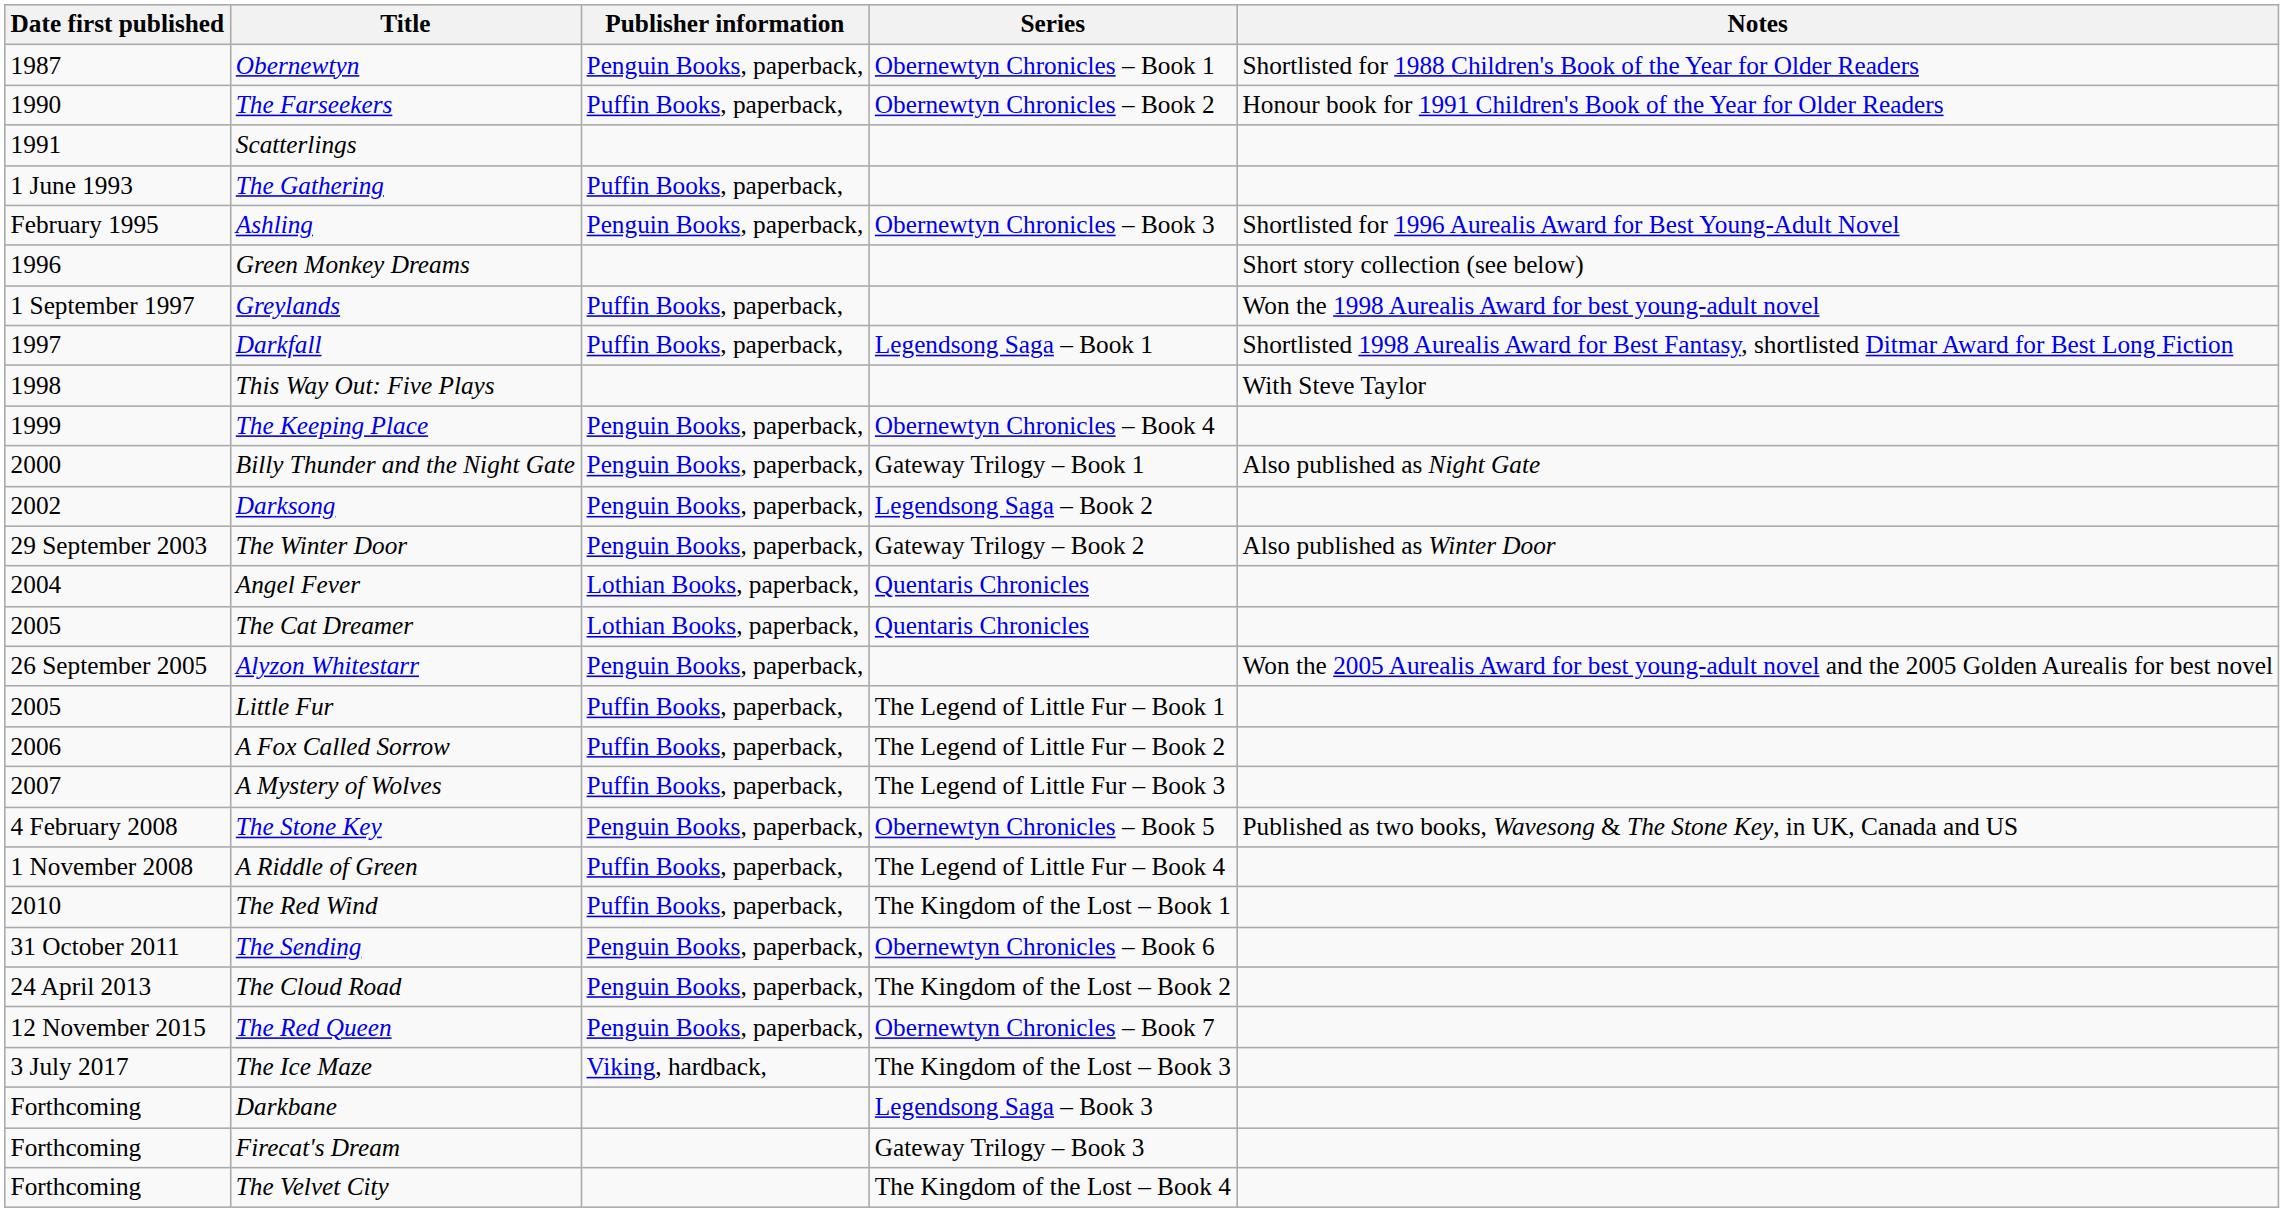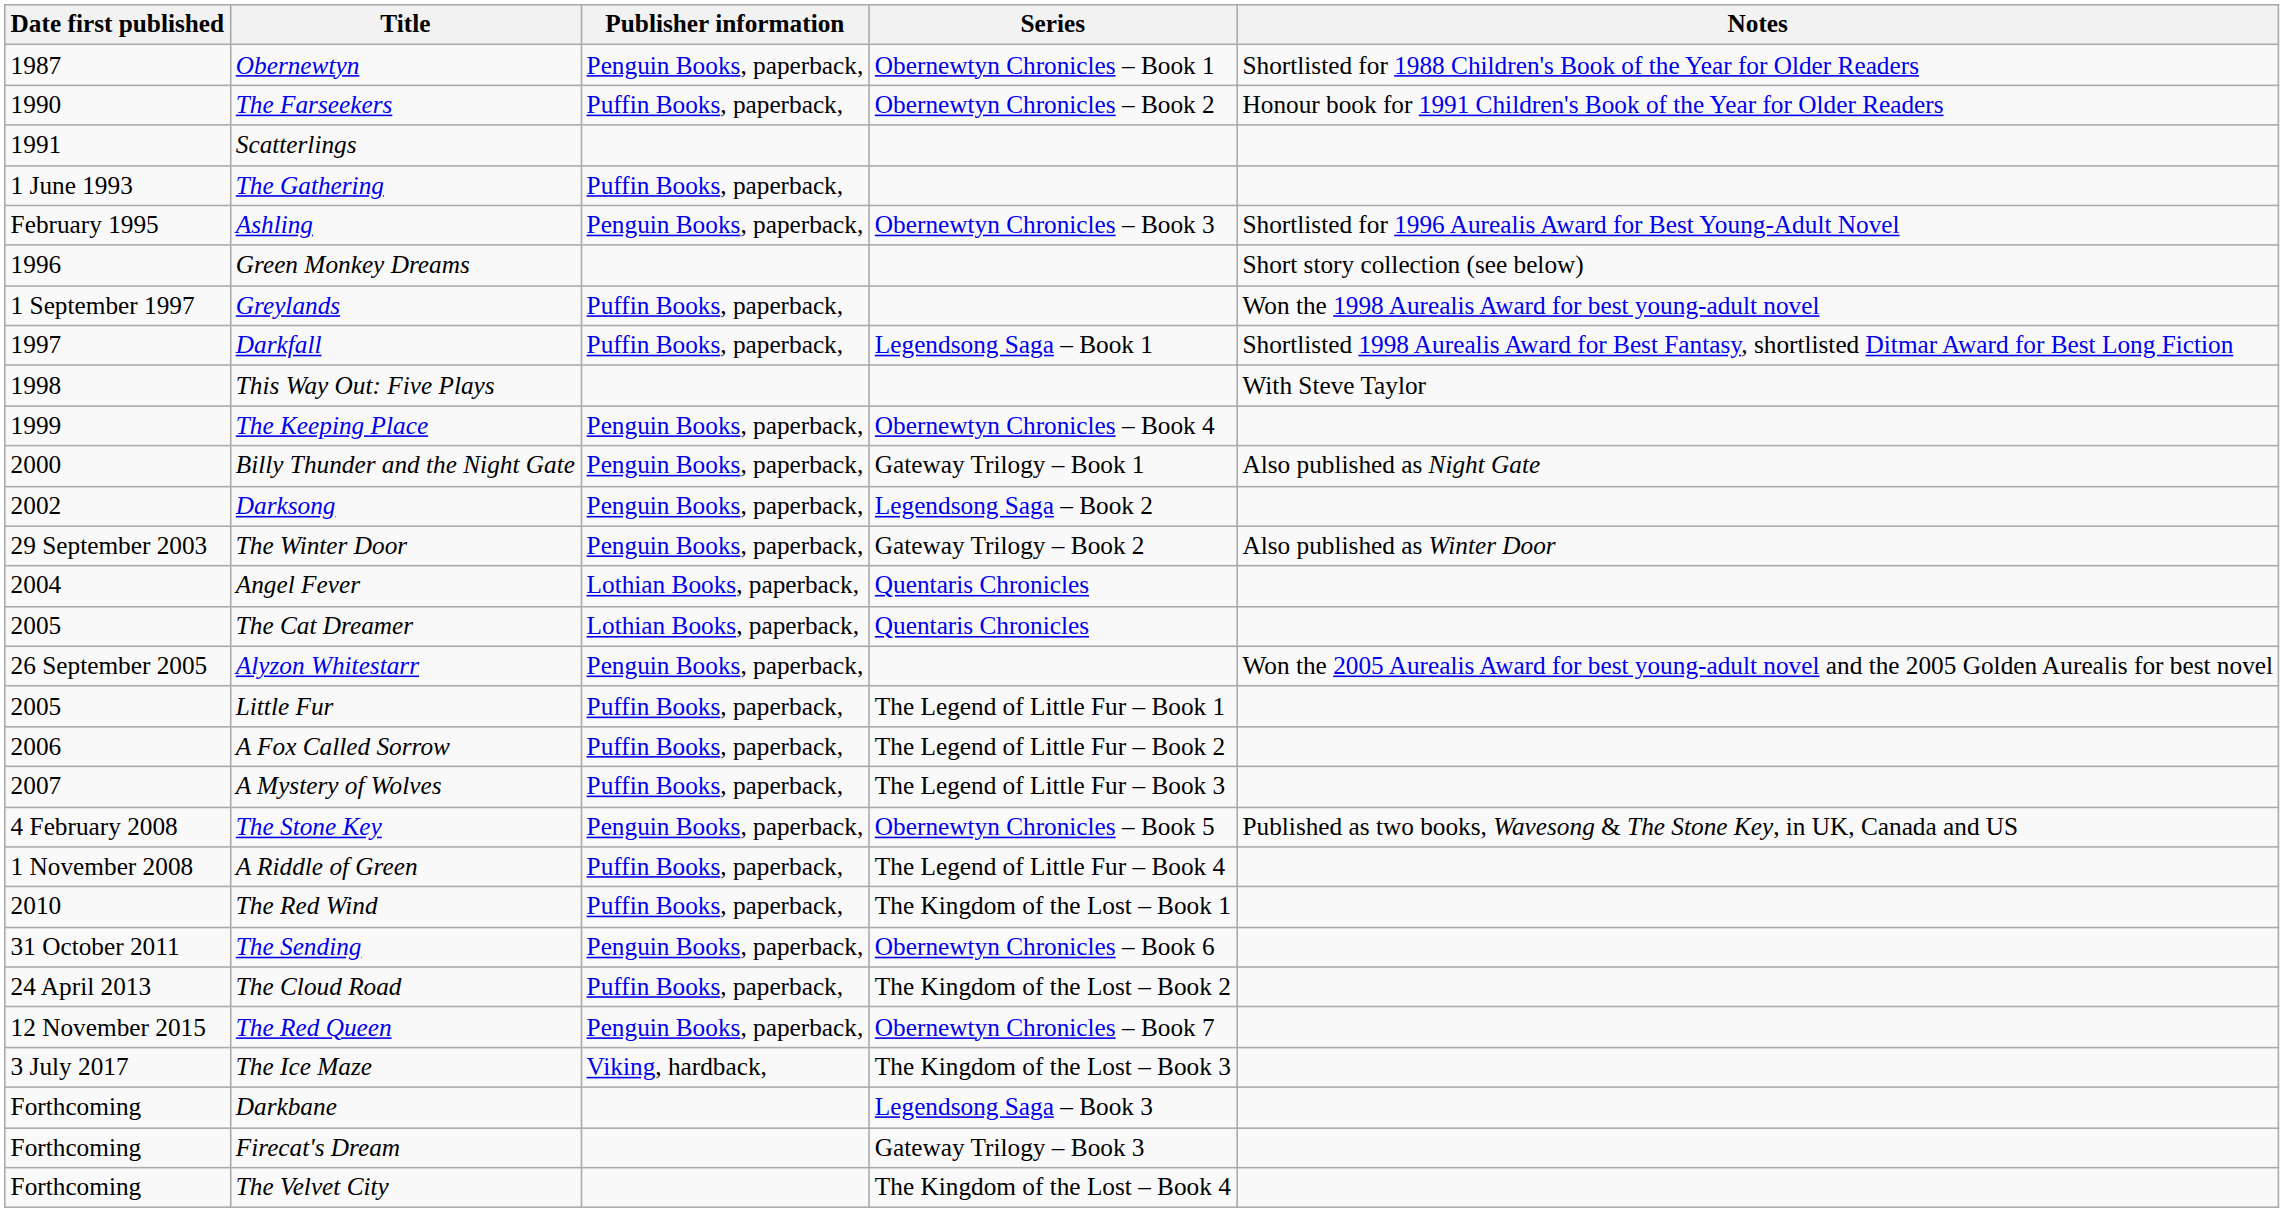(725, 986) Penguin Books, paperback, -> (715, 986) Puffin Books, paperback,
